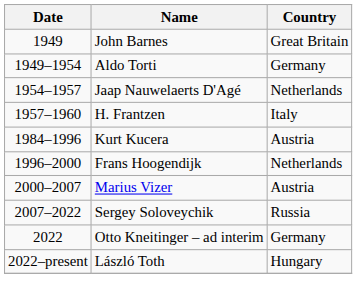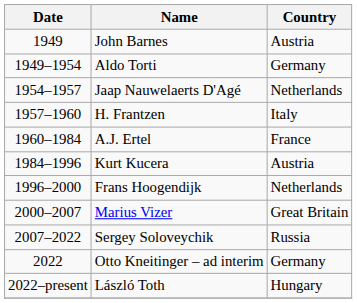(309, 41) Great Britain -> (292, 41) Austria
+ row: (123, 139)
(292, 188) Austria -> (309, 212) Great Britain
